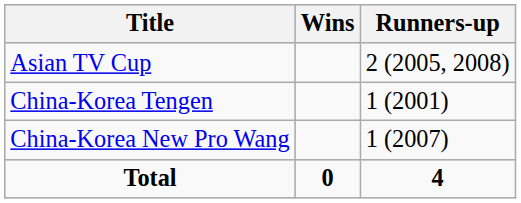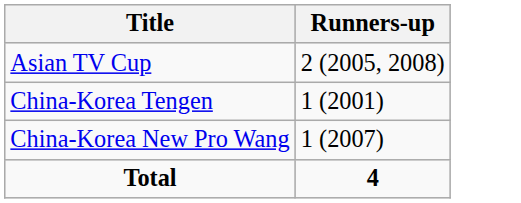- column: (328, 23)
